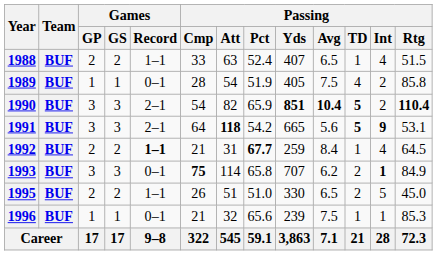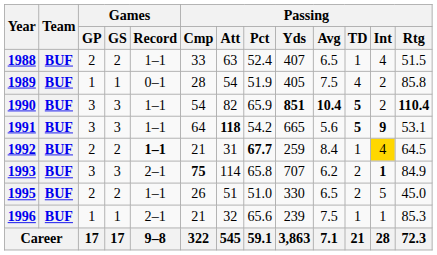(155, 104) 2–1 -> (155, 104) 1–1
(155, 127) 2–1 -> (155, 127) 1–1
(383, 149) no background -> (383, 149) gold background
(155, 171) 0–1 -> (155, 171) 2–1
(155, 216) 0–1 -> (155, 216) 2–1
